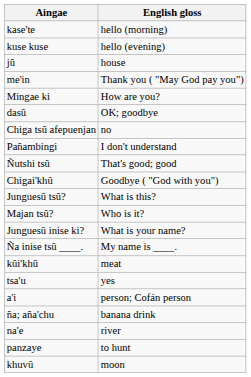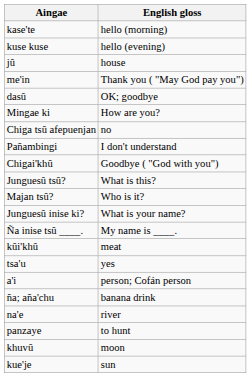rows swapped: (16, 113) <-> (28, 96)
- row: (28, 163)
+ row: (19, 364)
